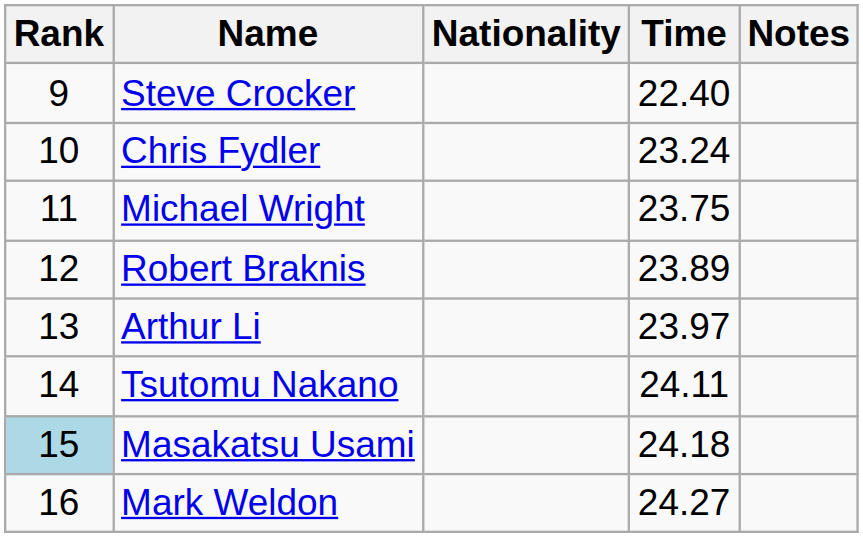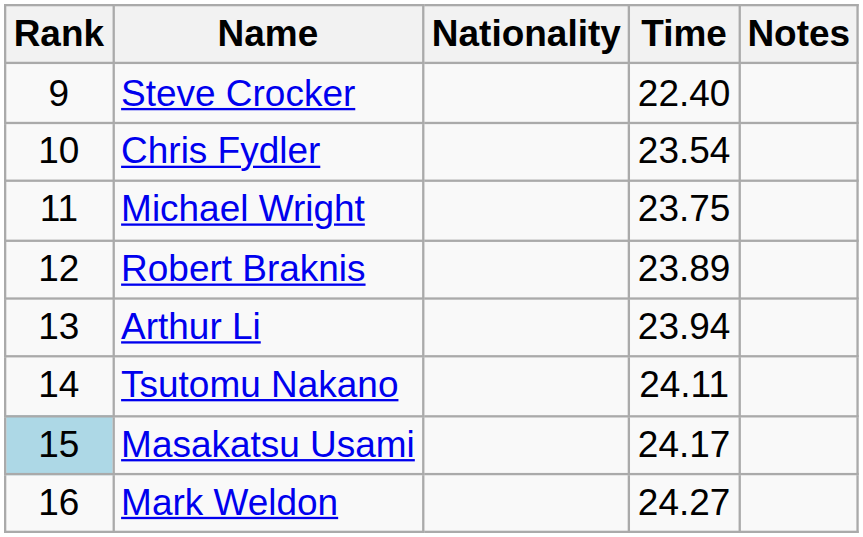(684, 151) 23.24 -> (684, 151) 23.54
(684, 326) 23.97 -> (684, 326) 23.94
(684, 444) 24.18 -> (684, 444) 24.17
